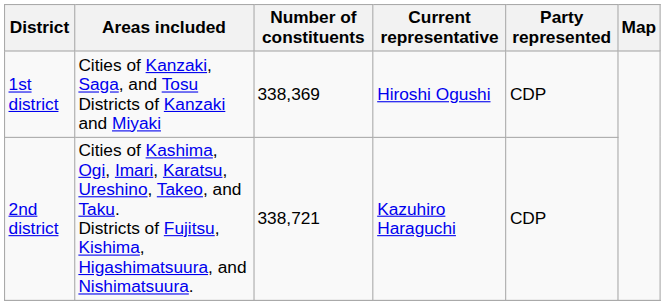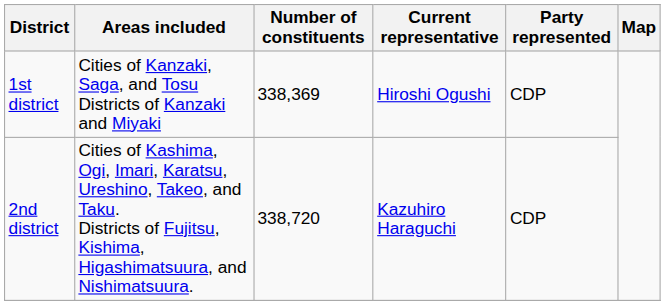(289, 218) 338,721 -> (289, 218) 338,720
